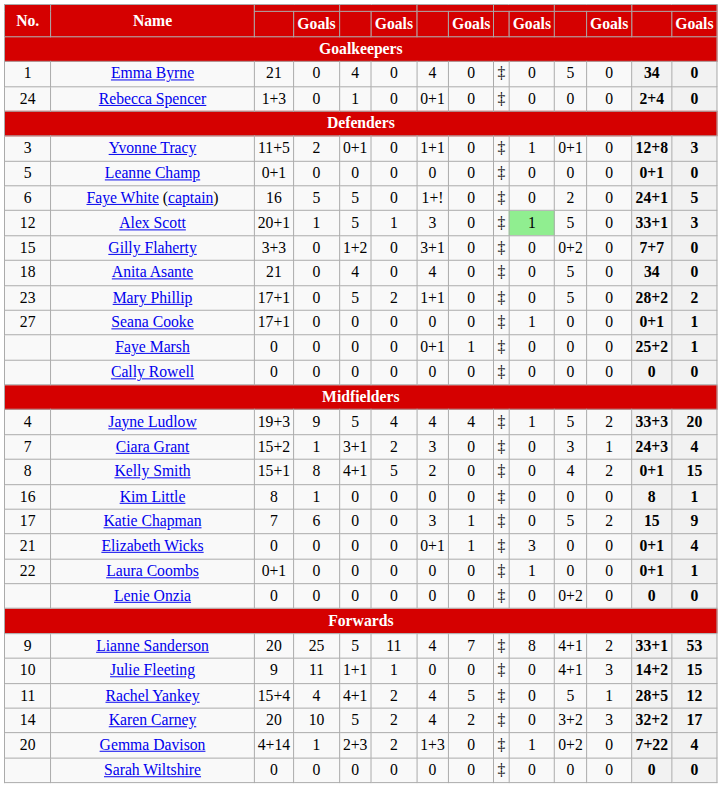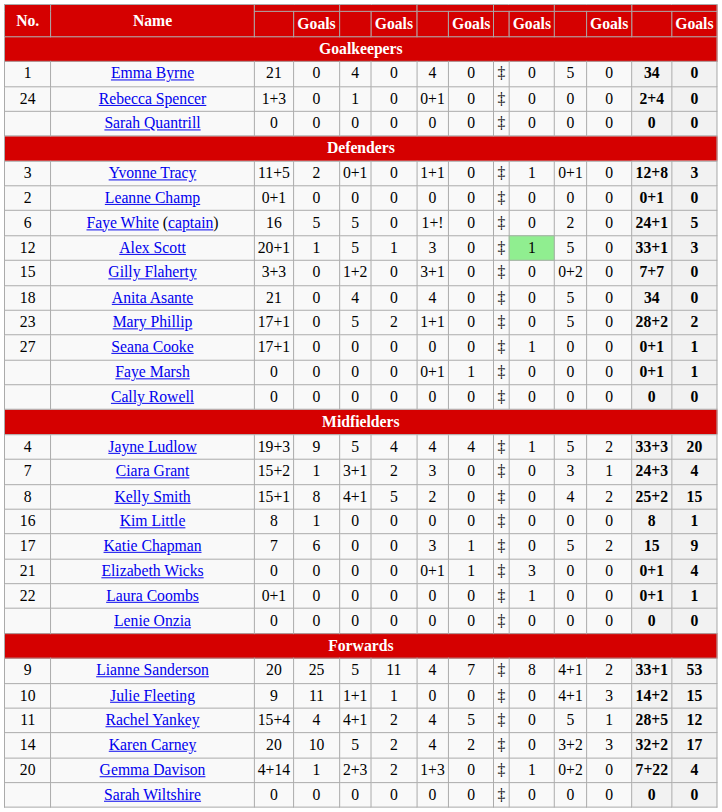+ row: (153, 123)
(28, 173) 5 -> (28, 198) 2
(652, 347) 25+2 -> (652, 372) 0+1
(652, 471) 0+1 -> (652, 496) 25+2
(570, 596) 0+2 -> (570, 620) 0
